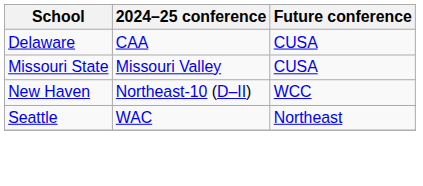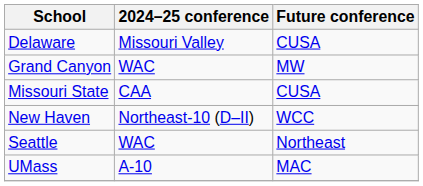(132, 42) CAA -> (171, 42) Missouri Valley
+ row: (60, 67)
(168, 67) Missouri Valley -> (135, 92) CAA
+ row: (33, 167)
